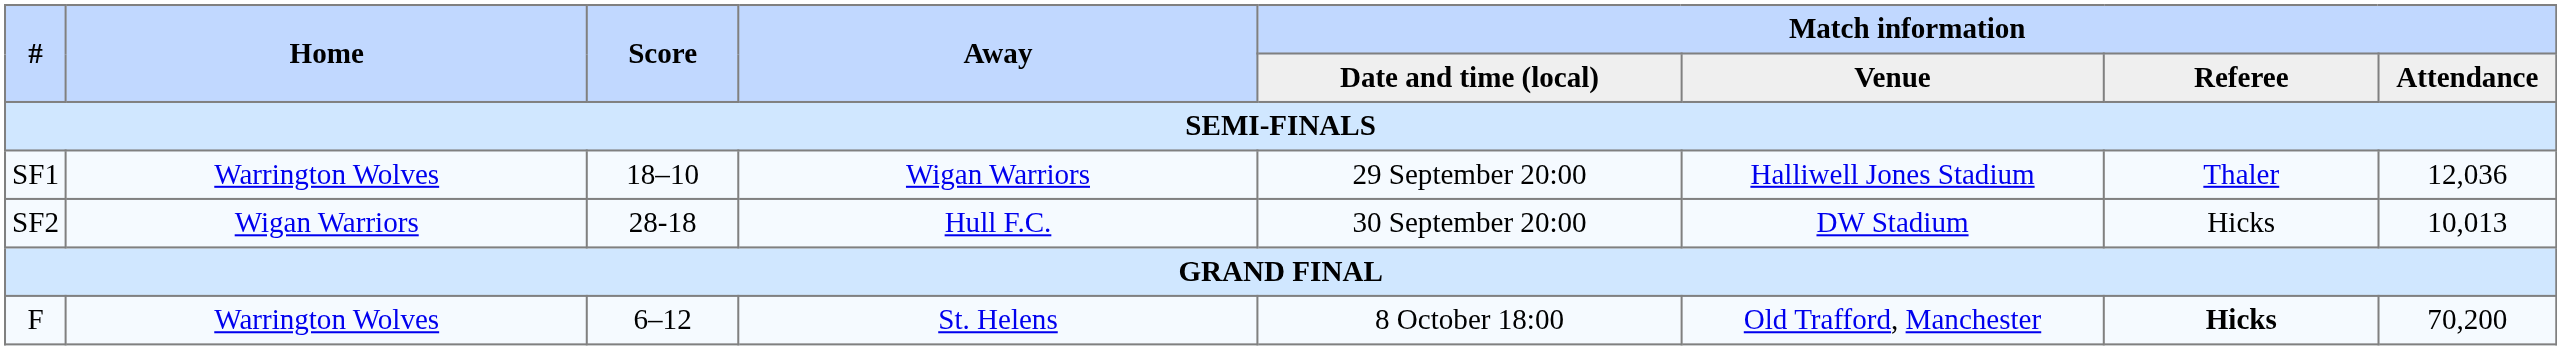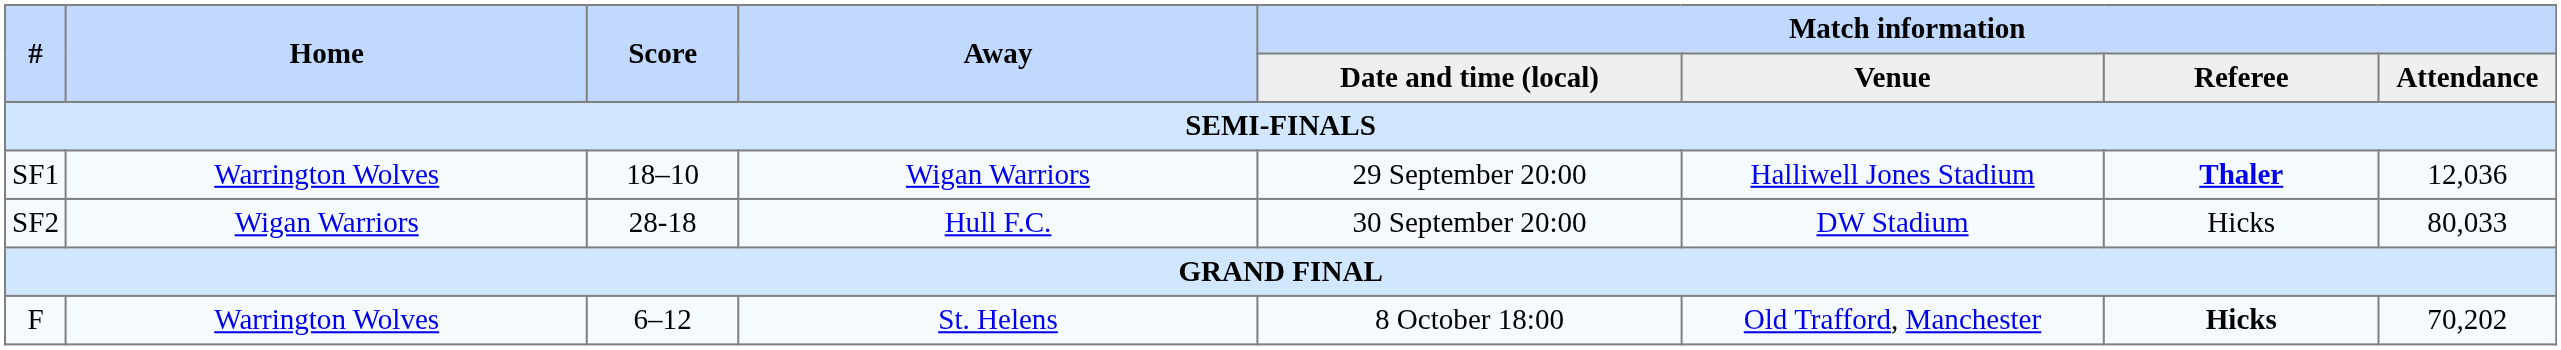(2241, 174) normal -> (2241, 174) bold
(2467, 222) 10,013 -> (2467, 222) 80,033
(2467, 319) 70,200 -> (2467, 319) 70,202
